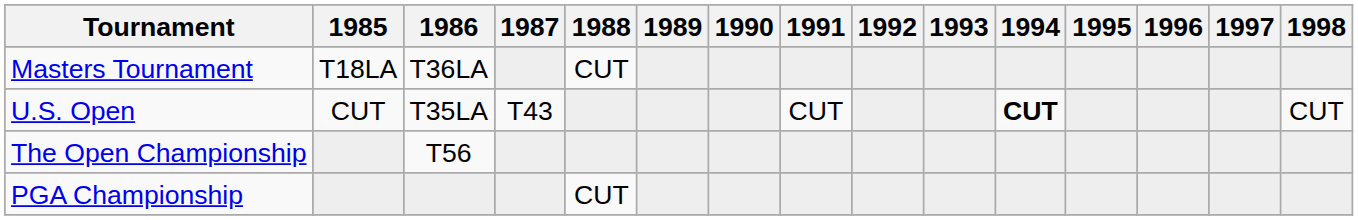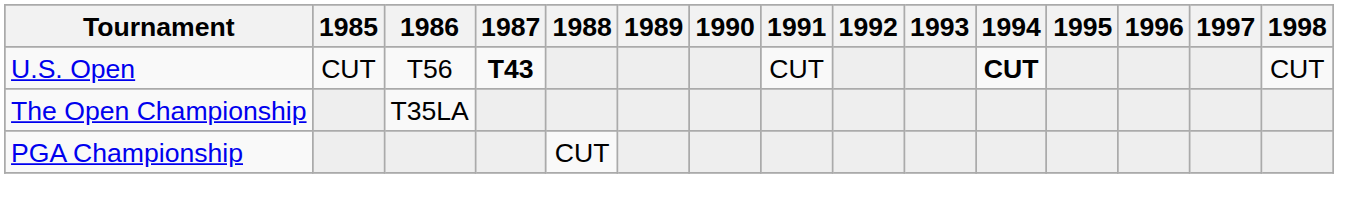- row: (132, 68)
(449, 110) T35LA -> (430, 68) T56
(530, 110) normal -> (511, 68) bold
(449, 152) T56 -> (430, 110) T35LA
